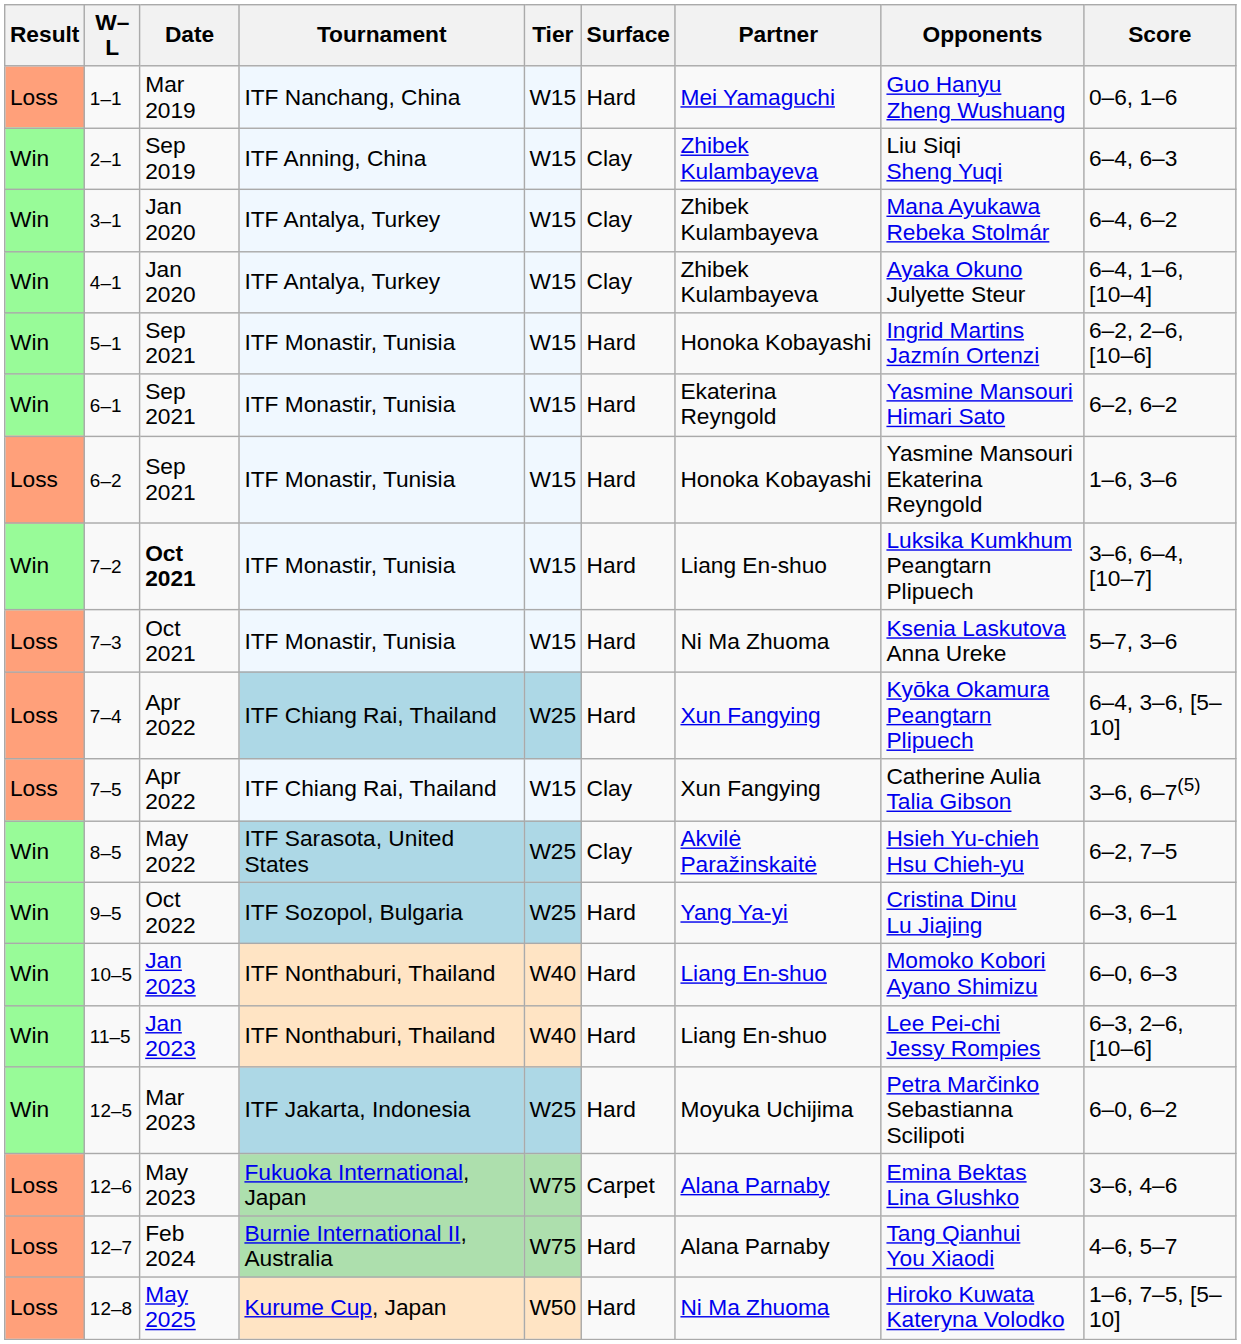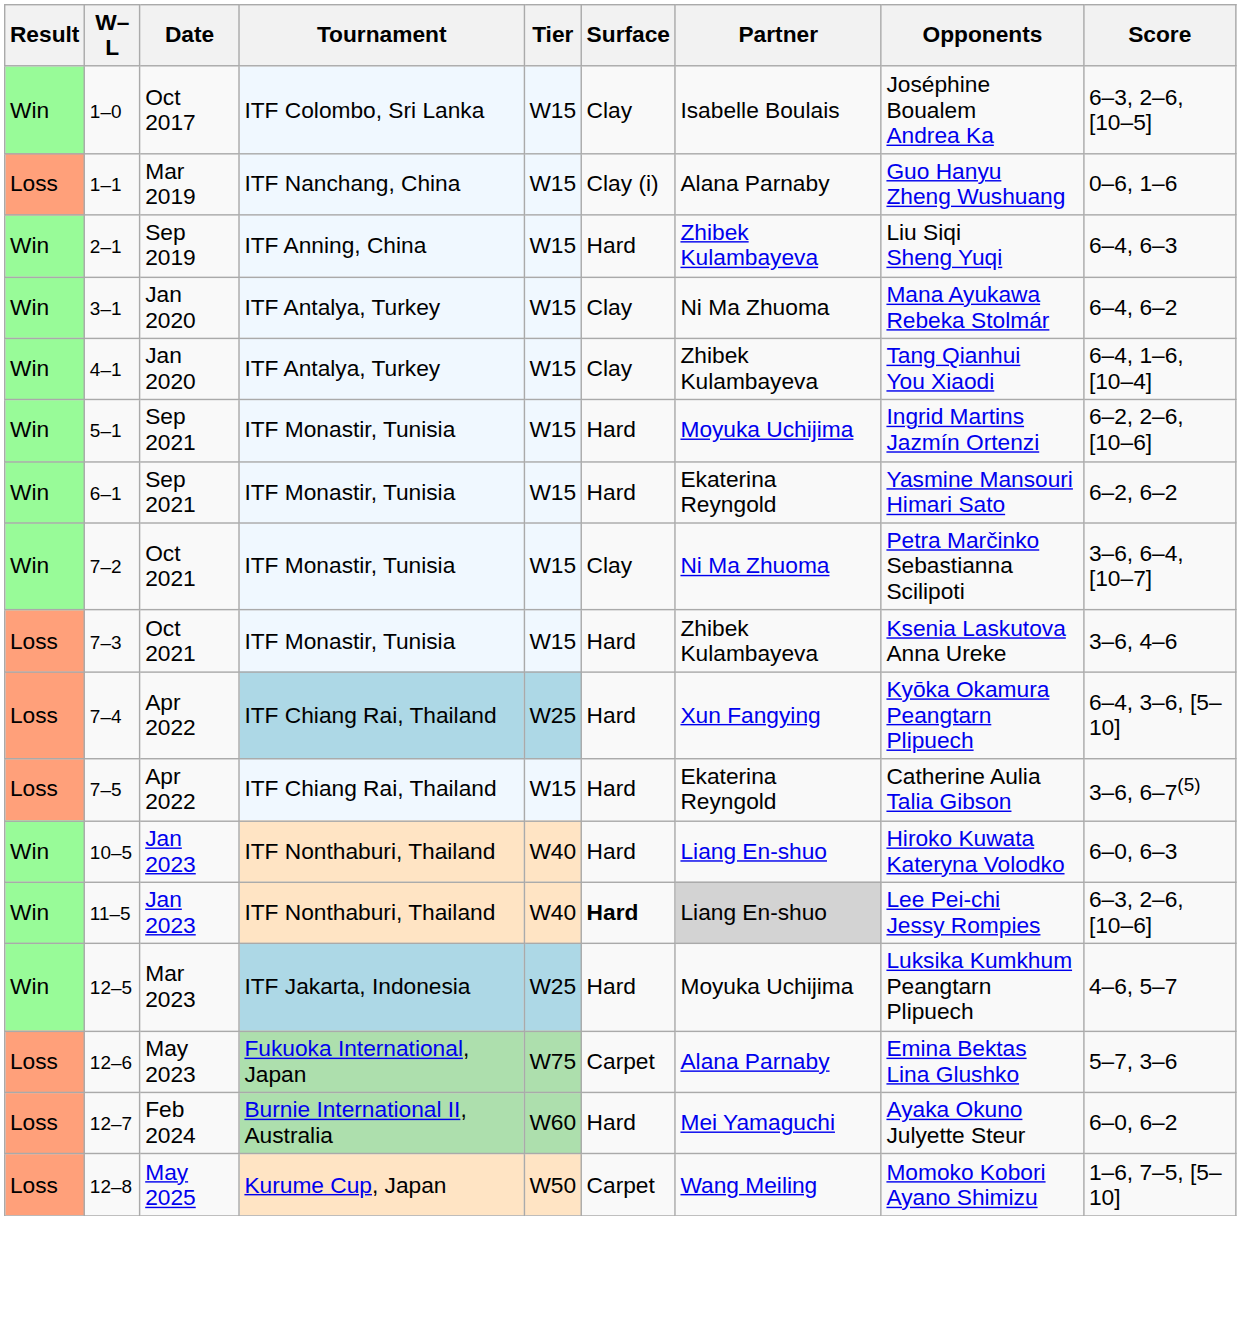+ row: (106, 111)
(611, 96) Hard -> (623, 184) Clay (i)
(758, 96) Mei Yamaguchi -> (755, 184) Alana Parnaby
(609, 158) Clay -> (611, 245) Hard
(749, 220) Zhibek Kulambayeva -> (755, 307) Ni Ma Zhuoma
(956, 281) Ayaka Okuno Julyette Steur -> (953, 368) Tang Qianhui You Xiaodi
(776, 343) Honoka Kobayashi -> (767, 430) Moyuka Uchijima
- row: (106, 480)
(170, 566) bold -> (170, 566) normal
(611, 566) Hard -> (609, 566) Clay
(754, 566) Liang En-shuo -> (755, 566) Ni Ma Zhuoma
(979, 566) Luksika Kumkhum Peangtarn Plipuech -> (963, 566) Petra Marčinko Sebastianna Scilipoti
(755, 640) Ni Ma Zhuoma -> (749, 640) Zhibek Kulambayeva
(1133, 640) 5–7, 3–6 -> (1133, 640) 3–6, 4–6
(609, 789) Clay -> (611, 789) Hard
(751, 789) Xun Fangying -> (728, 789) Ekaterina Reyngold
- row: (106, 852)
- row: (106, 914)
(966, 974) Momoko Kobori Ayano Shimizu -> (975, 851) Hiroko Kuwata Kateryna Volodko
(611, 1035) normal -> (613, 912) bold
(754, 1035) no background -> (754, 912) lightgrey background
(963, 1110) Petra Marčinko Sebastianna Scilipoti -> (979, 987) Luksika Kumkhum Peangtarn Plipuech
(1133, 1110) 6–0, 6–2 -> (1133, 987) 4–6, 5–7
(1133, 1184) 3–6, 4–6 -> (1133, 1061) 5–7, 3–6
(553, 1246) W75 -> (553, 1123) W60
(755, 1246) Alana Parnaby -> (758, 1123) Mei Yamaguchi
(953, 1246) Tang Qianhui You Xiaodi -> (956, 1123) Ayaka Okuno Julyette Steur
(1133, 1246) 4–6, 5–7 -> (1133, 1123) 6–0, 6–2
(611, 1307) Hard -> (621, 1184) Carpet
(755, 1307) Ni Ma Zhuoma -> (749, 1184) Wang Meiling
(975, 1307) Hiroko Kuwata Kateryna Volodko -> (966, 1184) Momoko Kobori Ayano Shimizu
